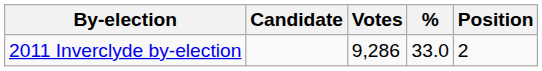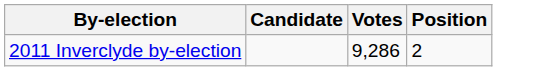- column: (430, 19)
